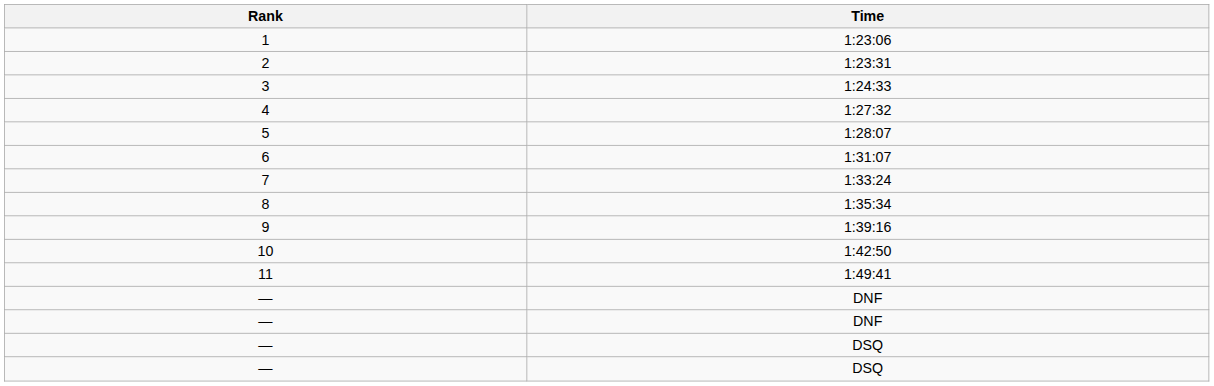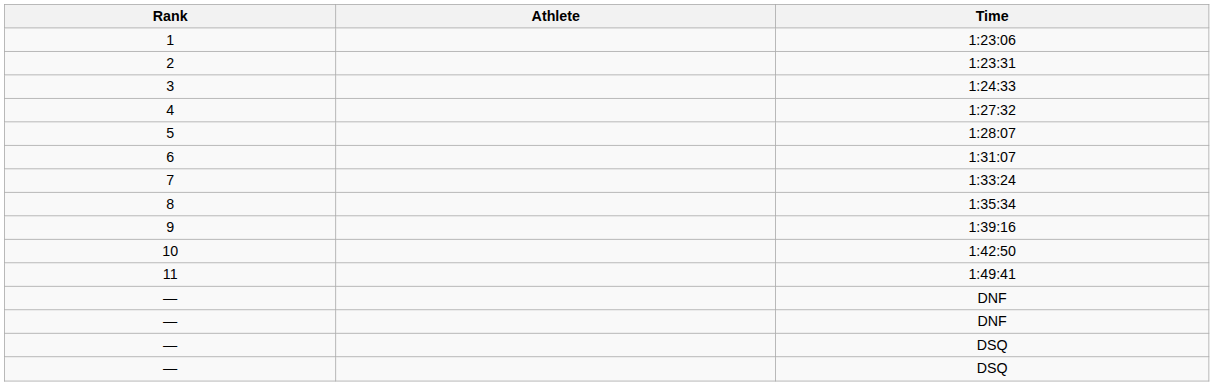+ column: (556, 15)
